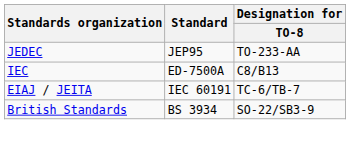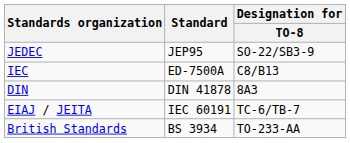(268, 52) TO-233-AA -> (275, 52) SO-22/SB3-9
+ row: (18, 90)
(275, 109) SO-22/SB3-9 -> (268, 128) TO-233-AA
